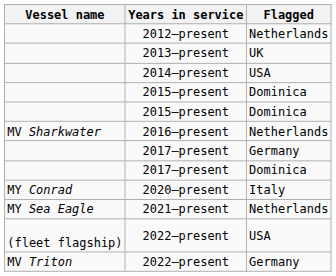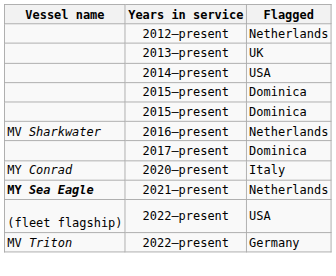- row: (186, 151)
(51, 209) normal -> (51, 190) bold
